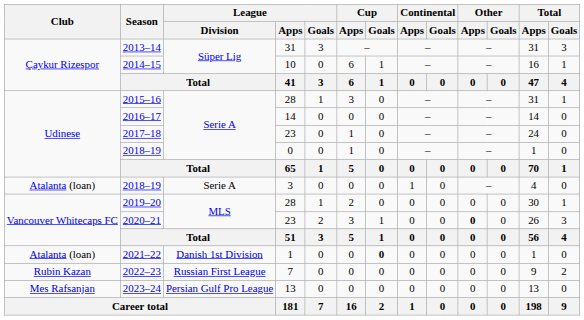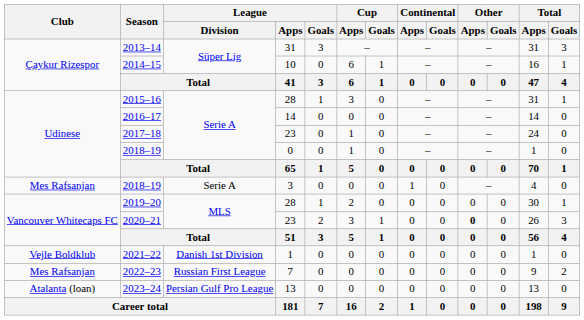(62, 185) Atalanta (loan) -> (62, 185) Mes Rafsanjan
(62, 254) Atalanta (loan) -> (62, 254) Vejle Boldklub
(382, 254) bold -> (382, 254) normal
(62, 271) Rubin Kazan -> (62, 271) Mes Rafsanjan
(62, 289) Mes Rafsanjan -> (62, 289) Atalanta (loan)
